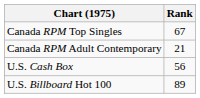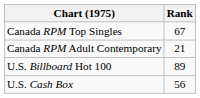rows swapped: (59, 84) <-> (40, 66)
